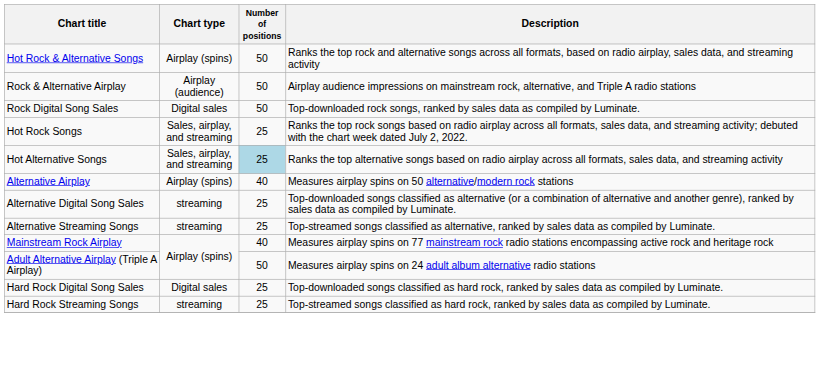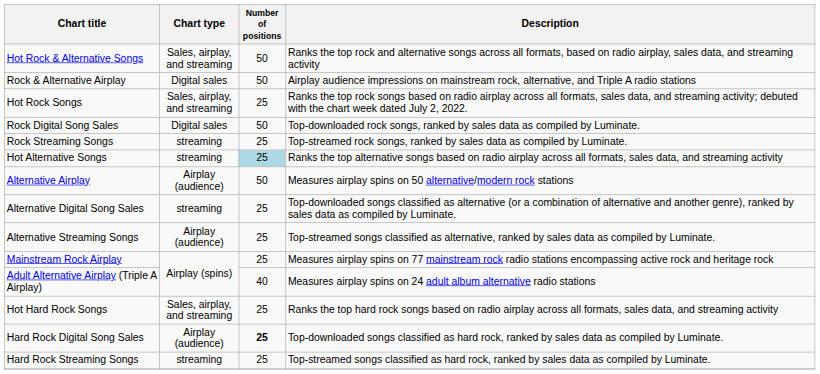(199, 58) Airplay (spins) -> (199, 58) Sales, airplay, and streaming
(199, 86) Airplay (audience) -> (199, 80) Digital sales
rows swapped: (44, 131) <-> (63, 109)
+ row: (60, 142)
(199, 159) Sales, airplay, and streaming -> (199, 158) streaming
(199, 181) Airplay (spins) -> (199, 180) Airplay (audience)
(262, 181) 40 -> (262, 180) 50
(199, 226) streaming -> (199, 237) Airplay (audience)
(262, 243) 40 -> (262, 259) 25
(262, 265) 50 -> (262, 281) 40
+ row: (57, 310)
(199, 287) Digital sales -> (199, 338) Airplay (audience)
(262, 287) normal -> (262, 338) bold
